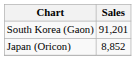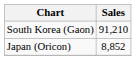(113, 30) 91,201 -> (113, 30) 91,210
